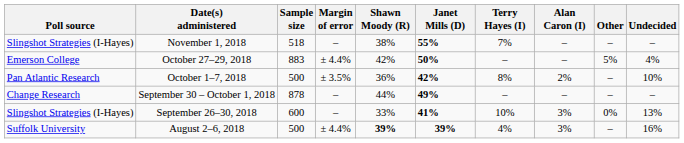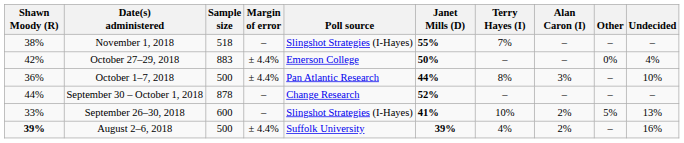columns swapped: (70, 25) <-> (385, 19)
(610, 60) 5% -> (610, 60) 0%
(336, 77) ± 3.5% -> (264, 77) ± 4.4%
(428, 77) 42% -> (428, 77) 44%
(564, 77) 2% -> (564, 77) 3%
(428, 95) 49% -> (428, 95) 52%
(564, 112) 3% -> (564, 112) 2%
(610, 112) 0% -> (610, 112) 5%
(564, 129) 3% -> (564, 129) 2%
